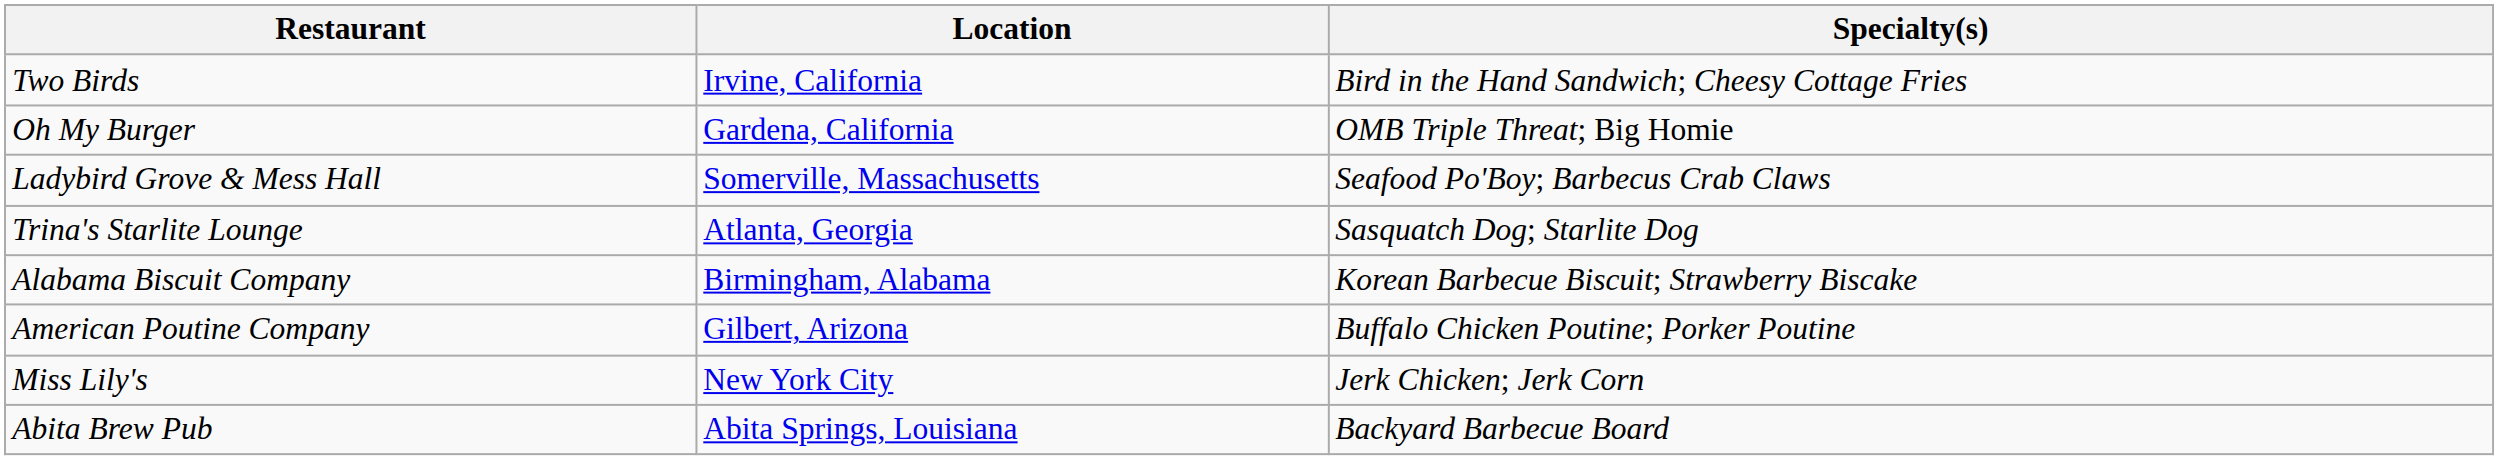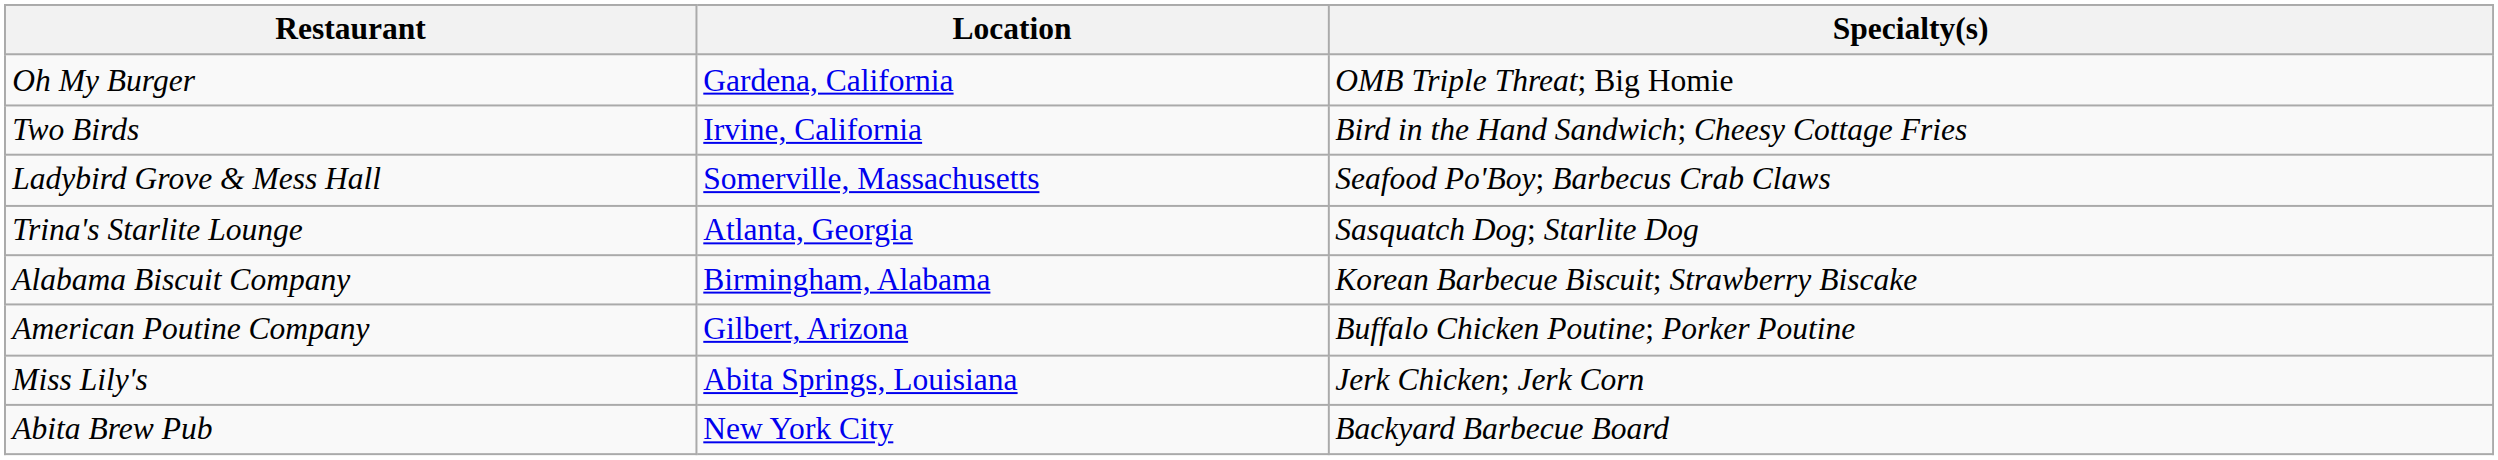rows swapped: (104, 129) <-> (76, 79)
(798, 379) New York City -> (860, 379) Abita Springs, Louisiana
(860, 429) Abita Springs, Louisiana -> (798, 429) New York City
